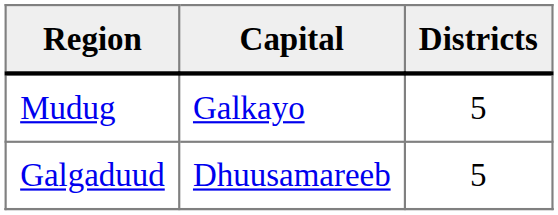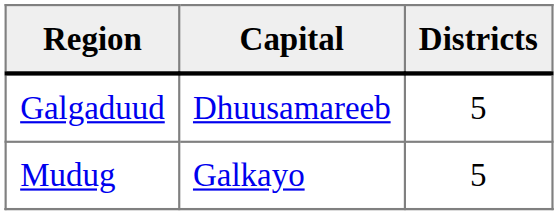rows swapped: (92, 174) <-> (68, 107)
